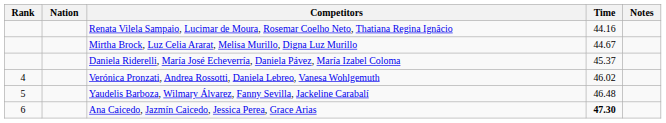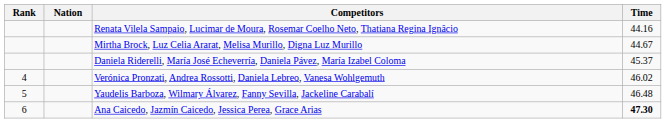- column: (642, 12)
